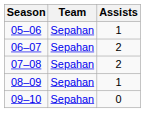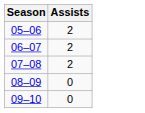- column: (72, 13)
(118, 30) 1 -> (70, 30) 2
(118, 82) 1 -> (70, 82) 0
